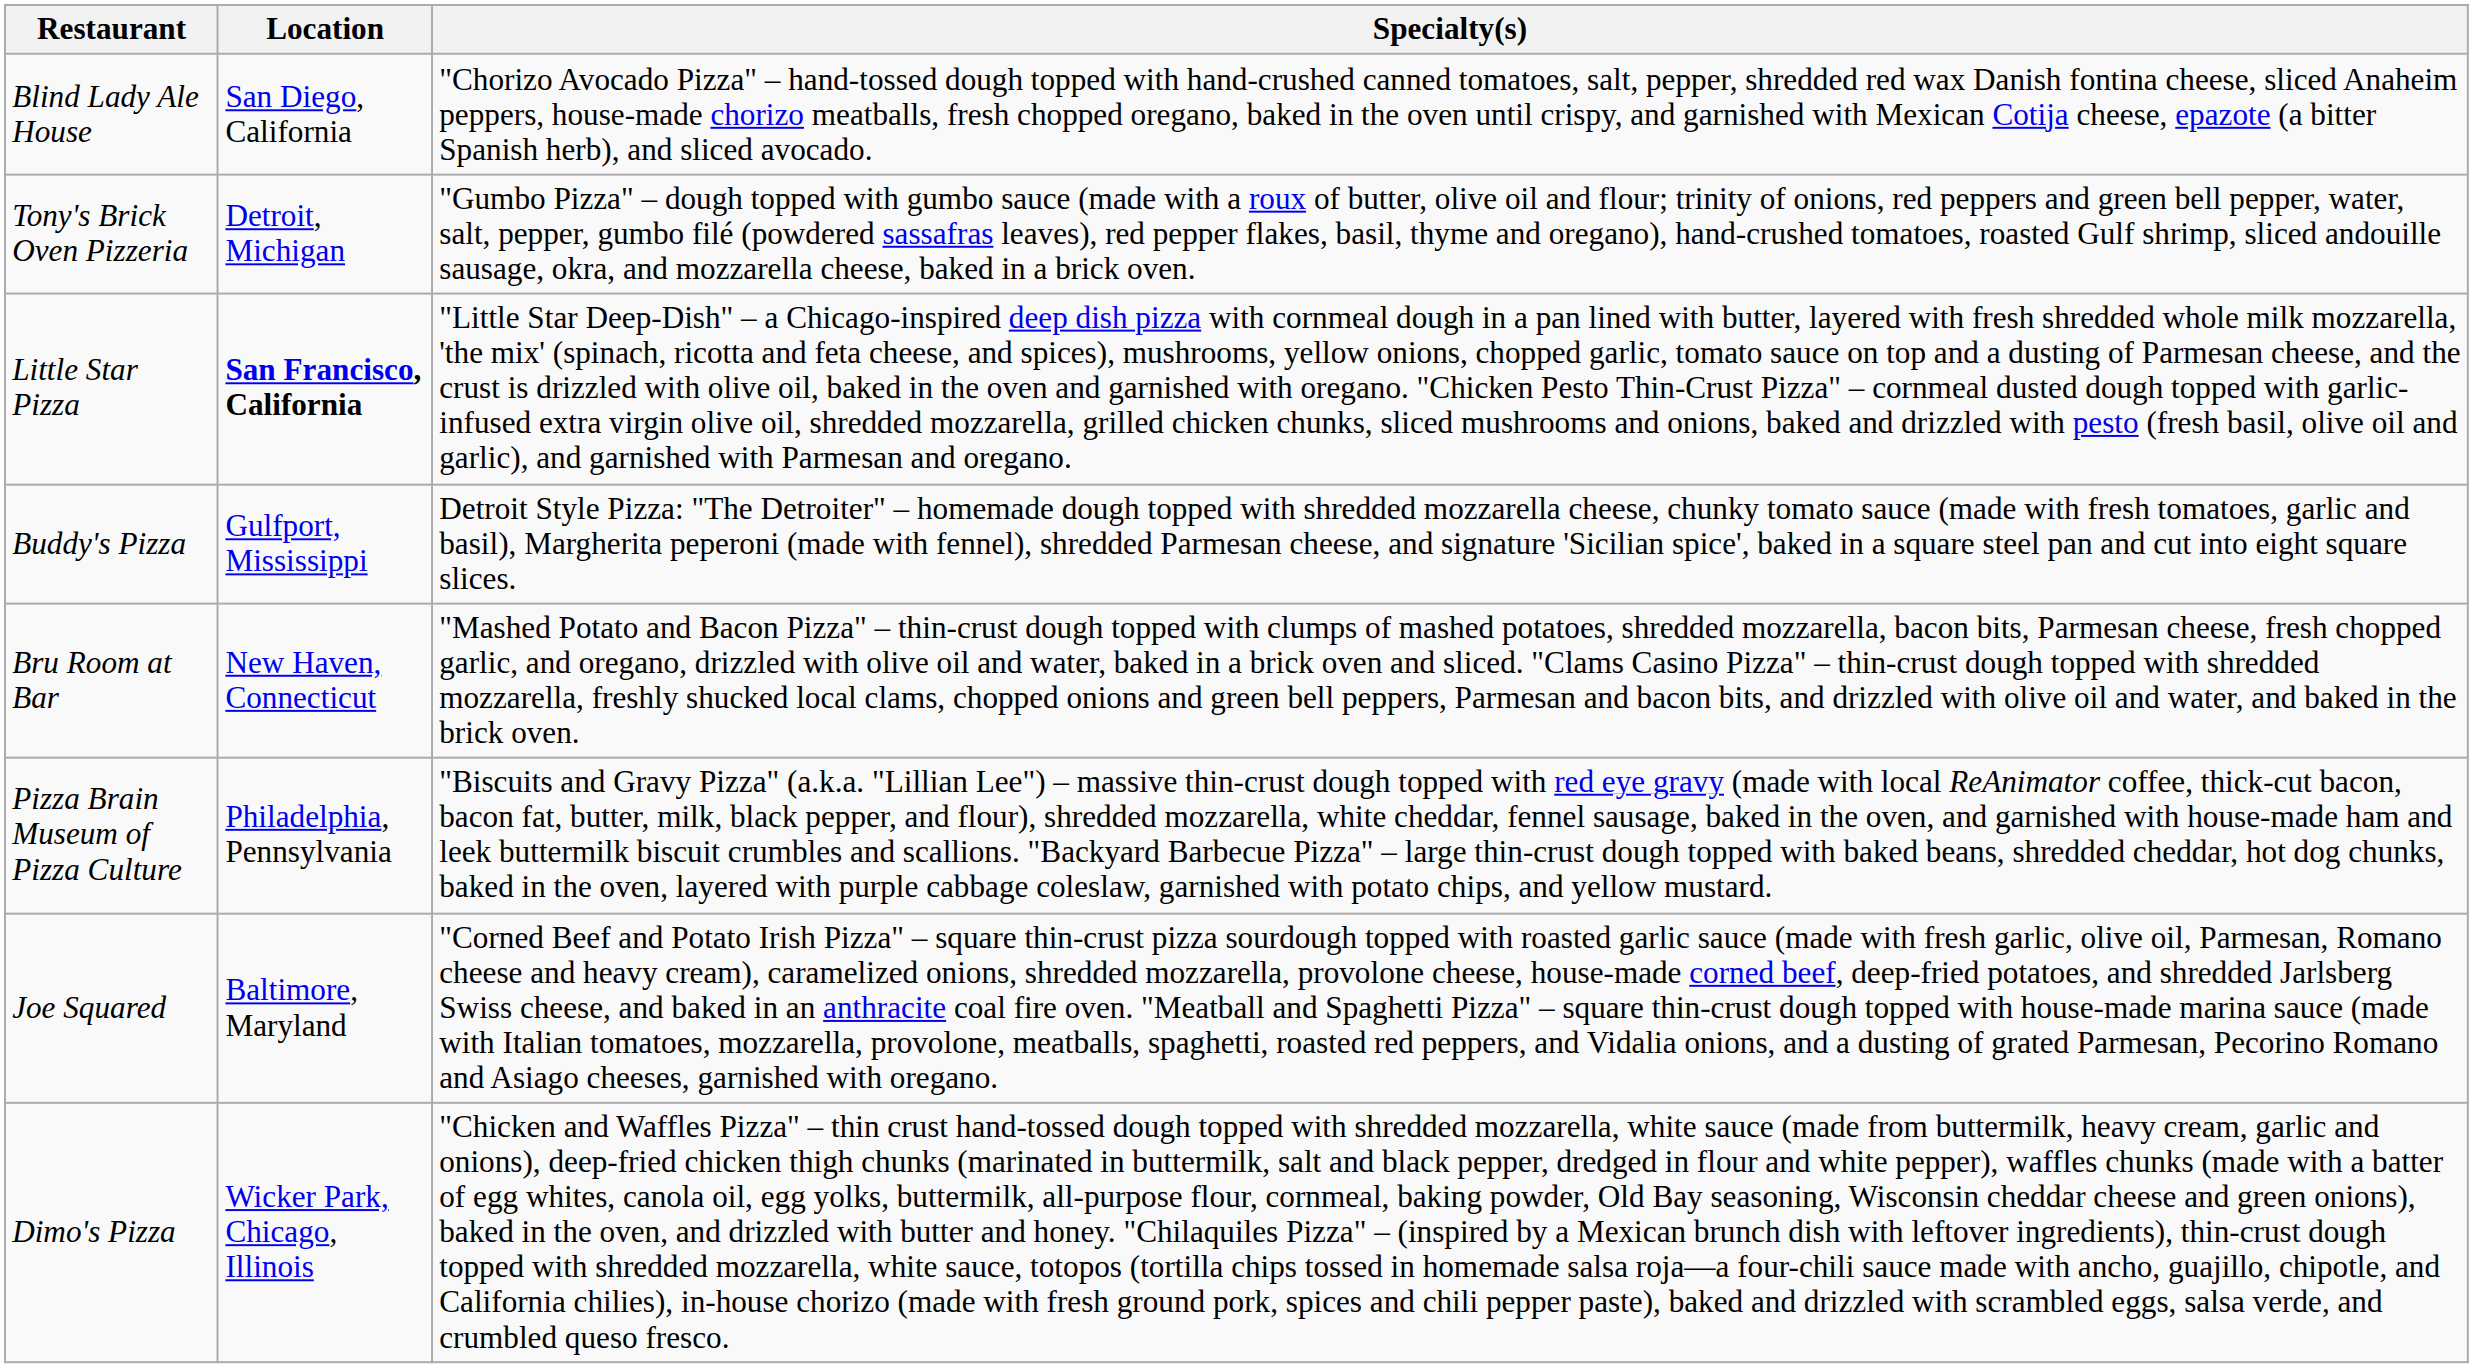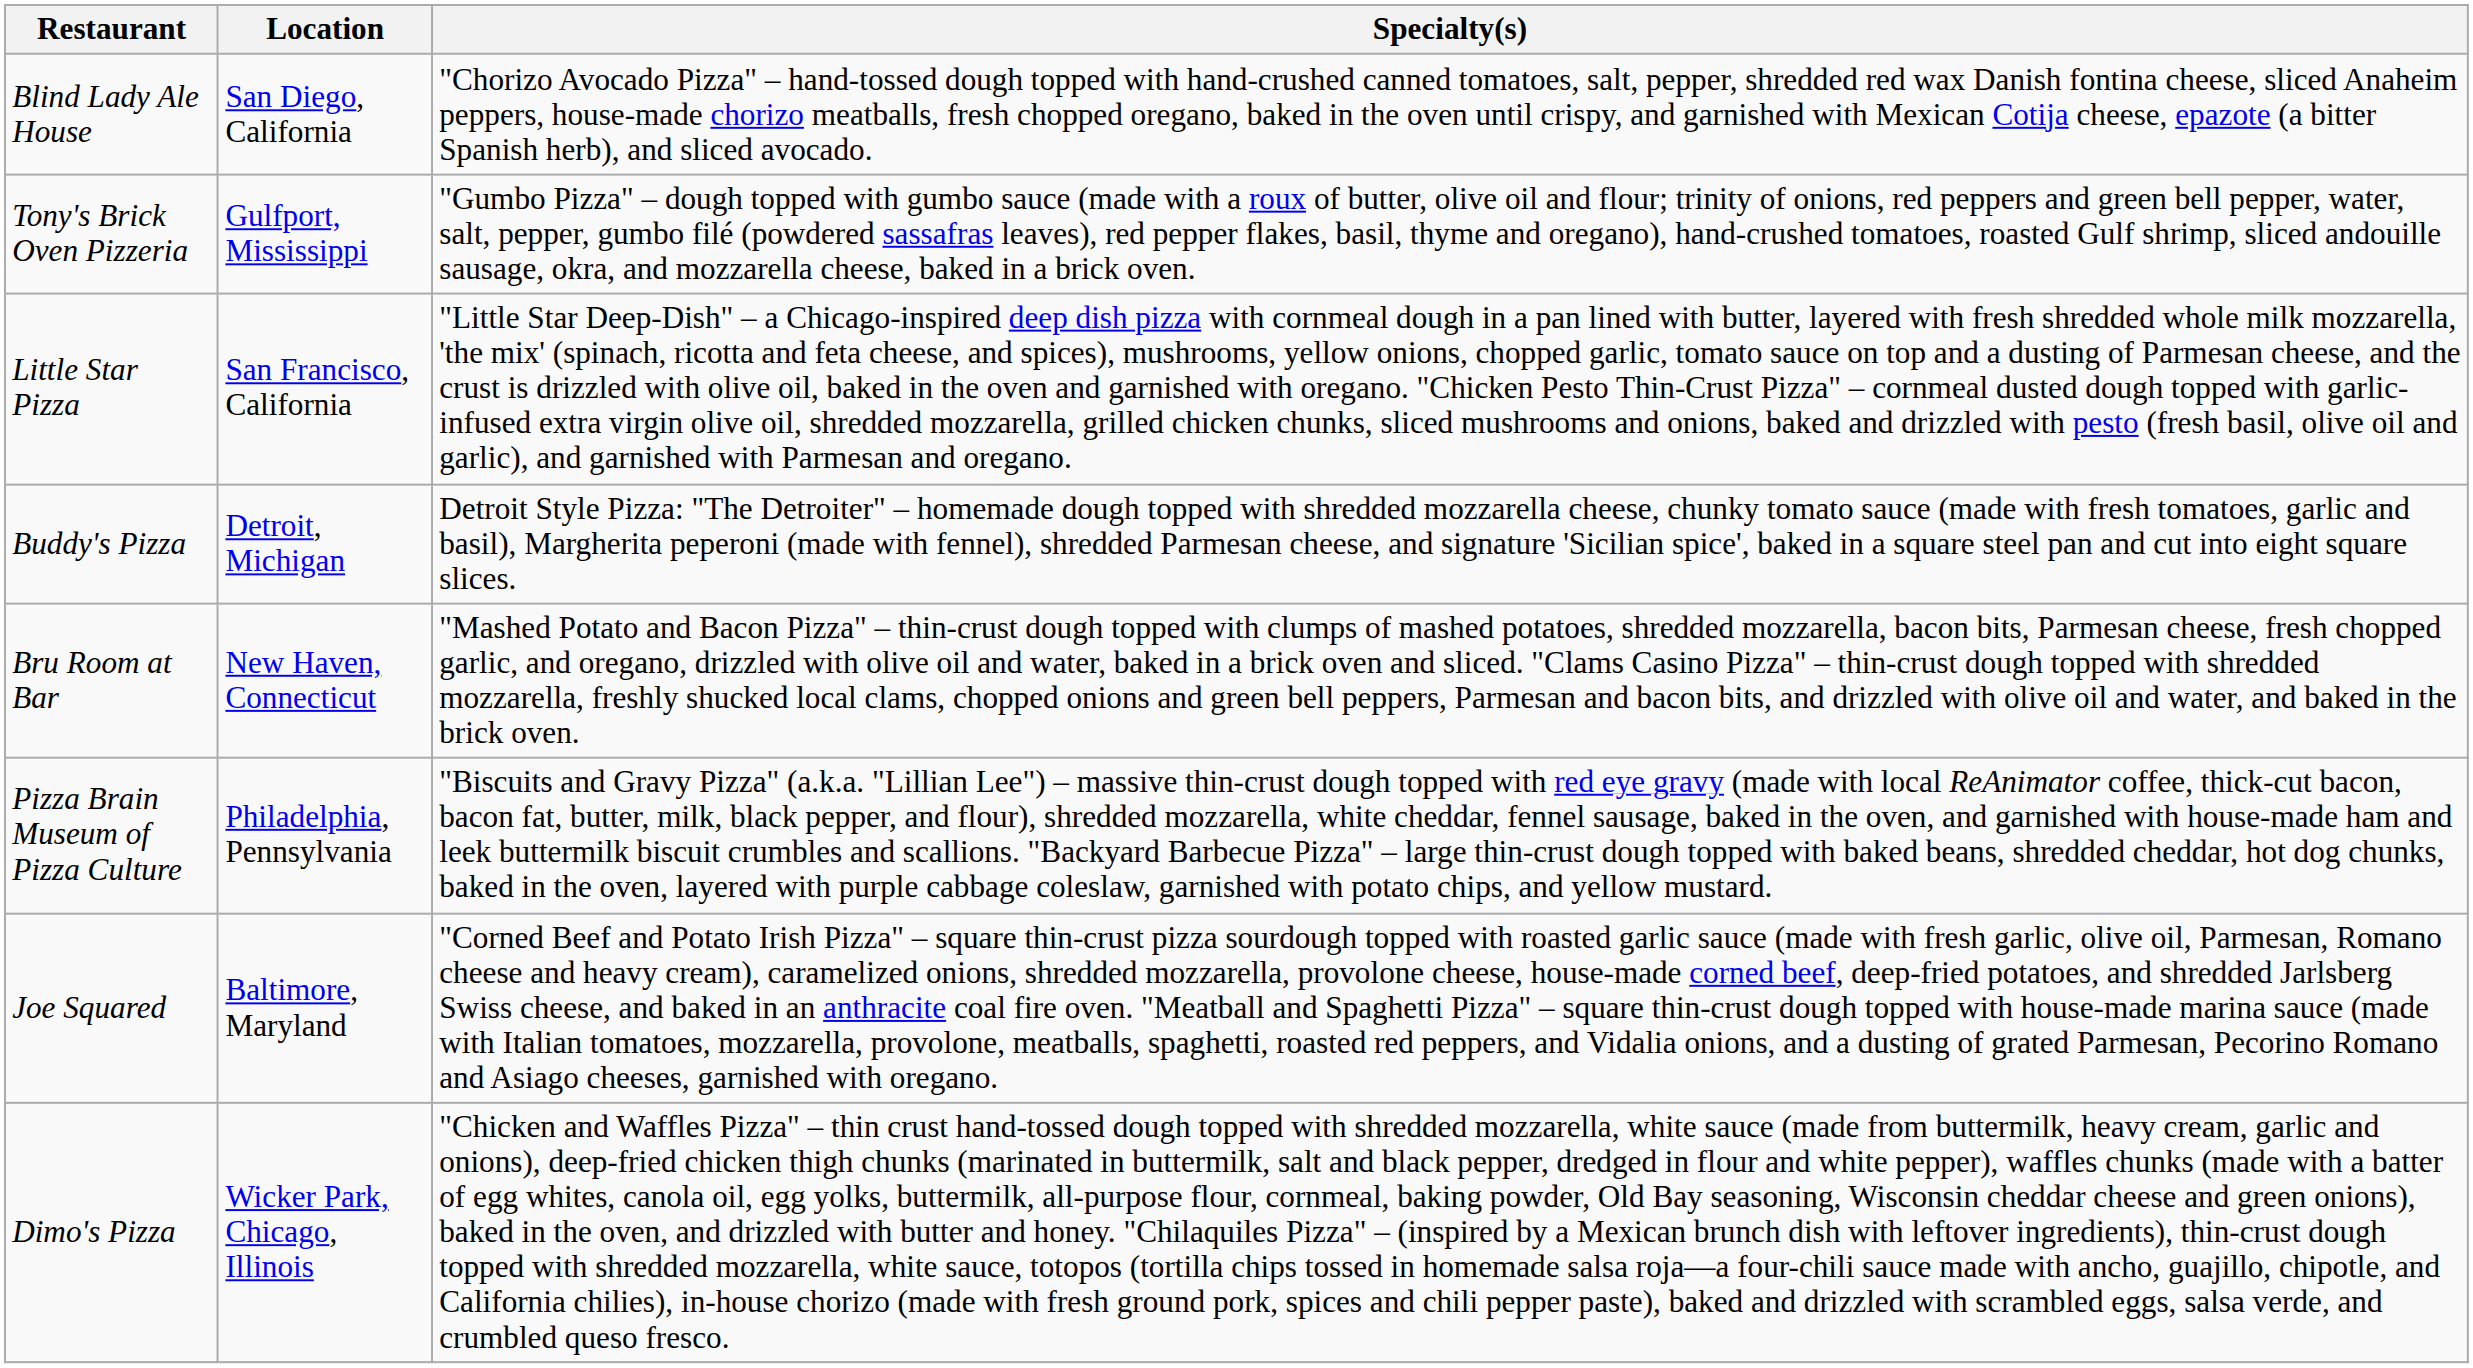(285, 233) Detroit, Michigan -> (297, 233) Gulfport, Mississippi
(323, 388) bold -> (317, 388) normal
(297, 543) Gulfport, Mississippi -> (285, 543) Detroit, Michigan
